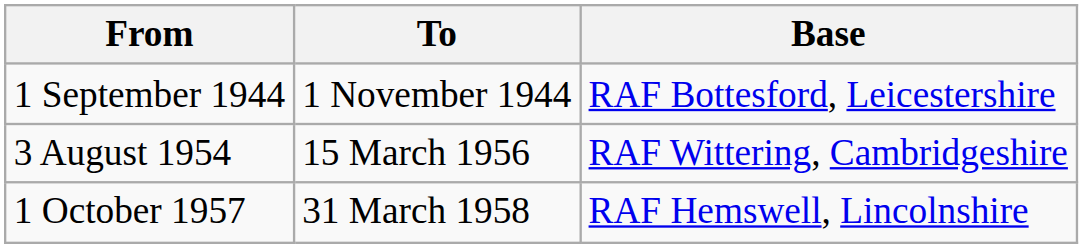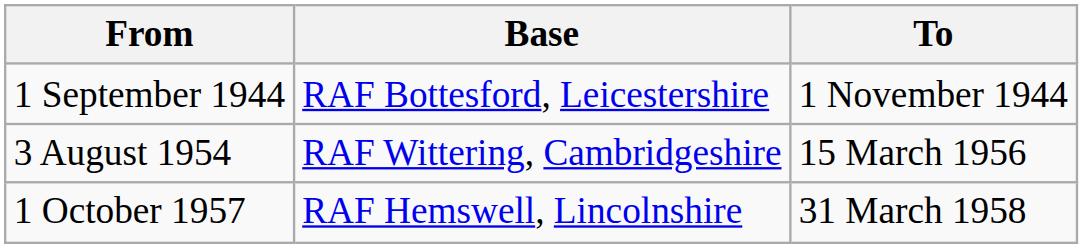columns swapped: (437, 34) <-> (828, 34)
